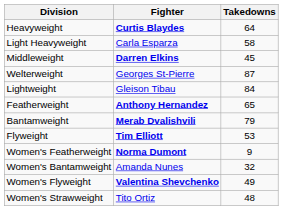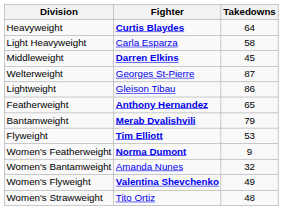(250, 89) 84 -> (250, 89) 86
